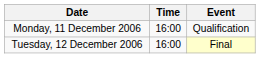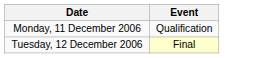- column: (168, 12)
